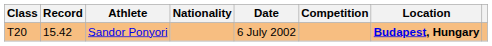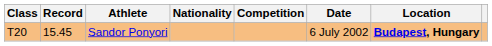columns swapped: (266, 13) <-> (335, 13)
(57, 31) 15.42 -> (57, 31) 15.45
